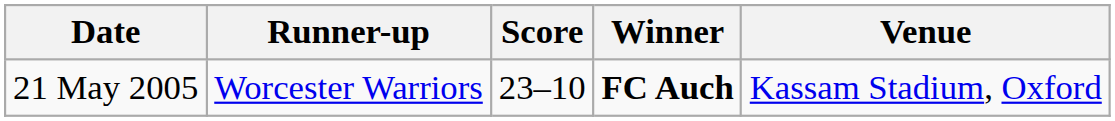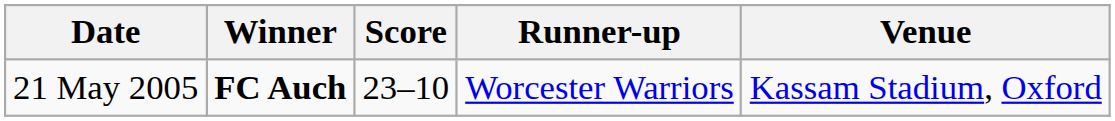columns swapped: (668, 32) <-> (349, 32)
